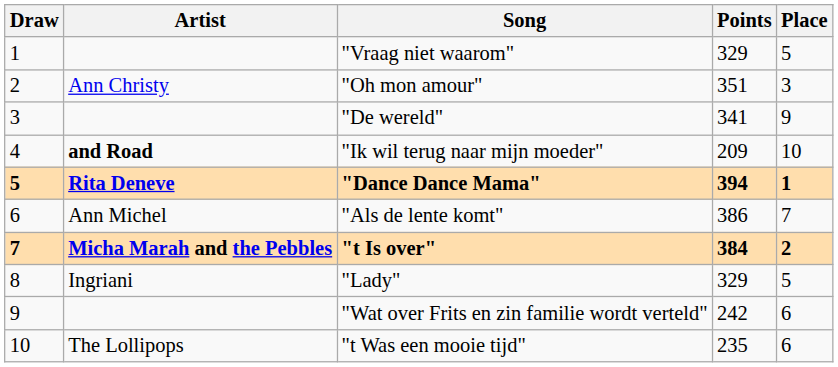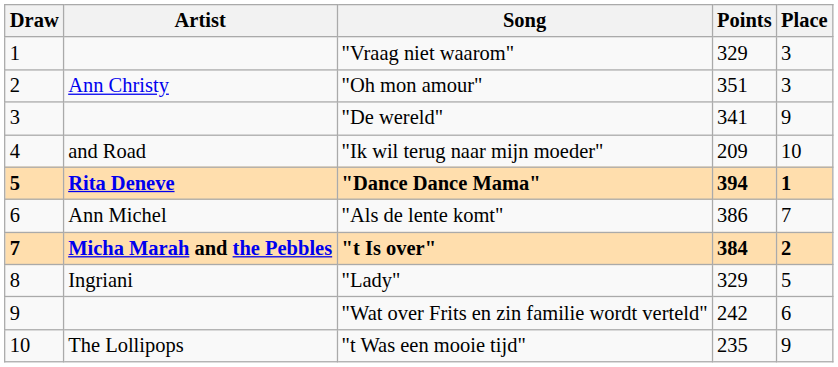(786, 53) 5 -> (786, 53) 3
(111, 150) bold -> (107, 150) normal
(786, 345) 6 -> (786, 345) 9
